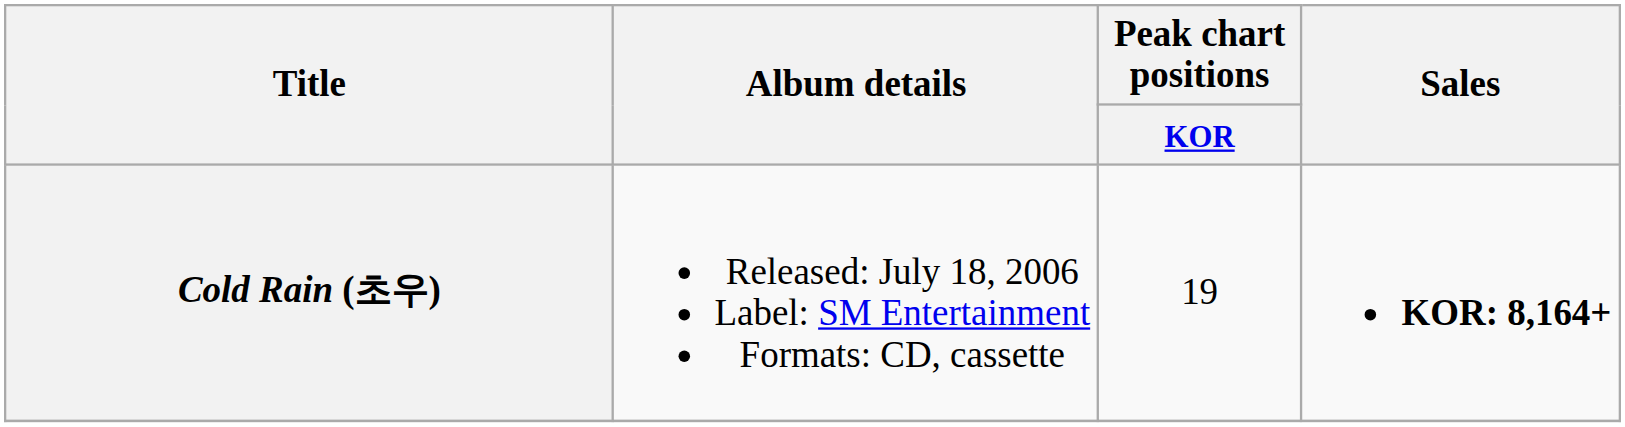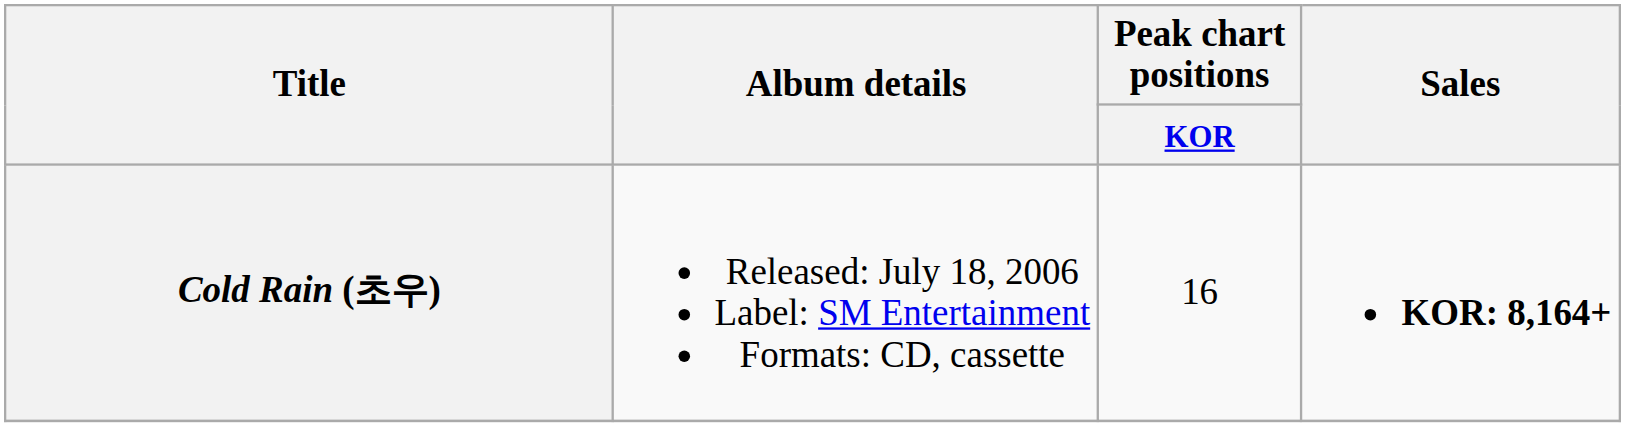(1200, 291) 19 -> (1200, 291) 16
